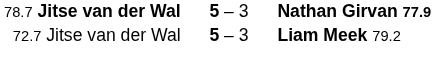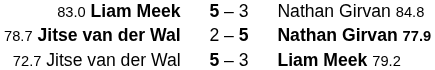+ row: (119, 11)
(229, 11) 5 – 3 -> (229, 35) 2 – 5
